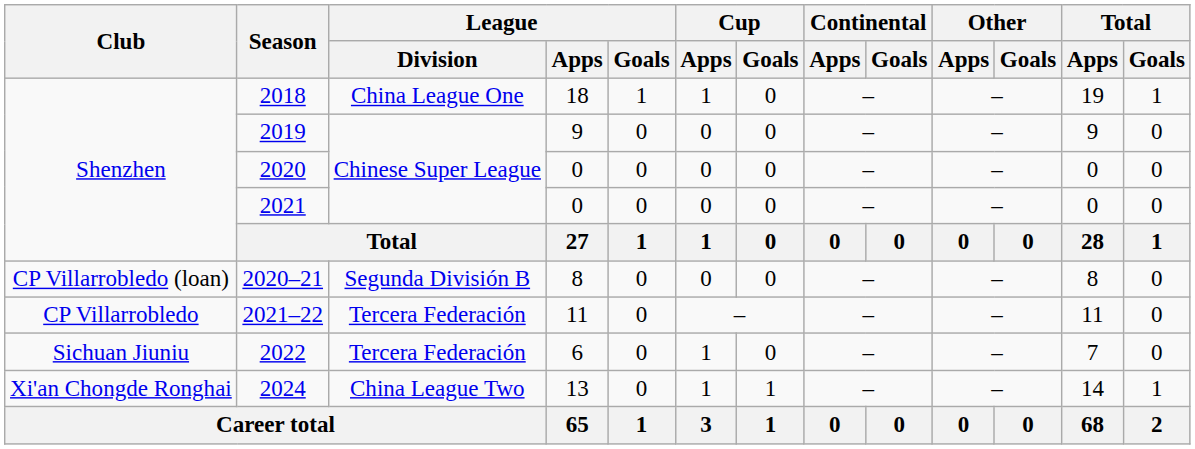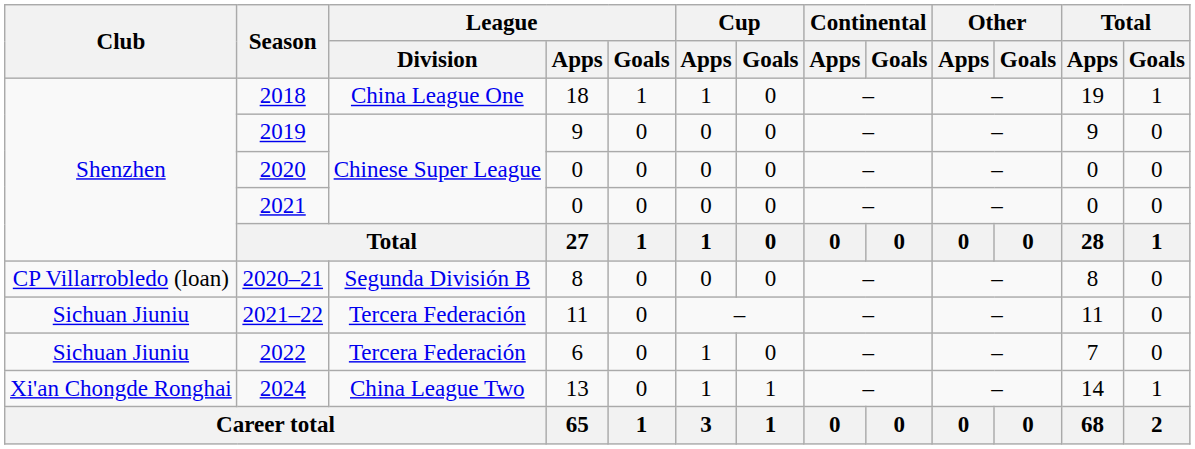(121, 315) CP Villarrobledo -> (121, 315) Sichuan Jiuniu
